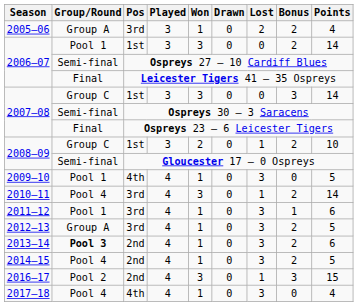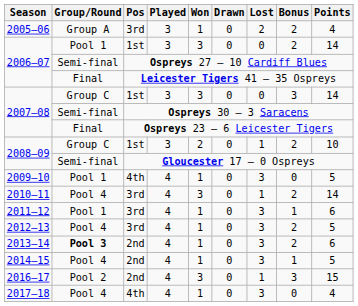(88, 227) Group A -> (88, 227) Pool 4
(294, 261) 2 -> (294, 261) 1
